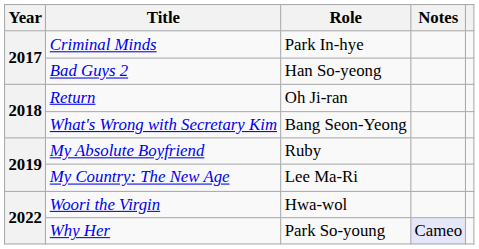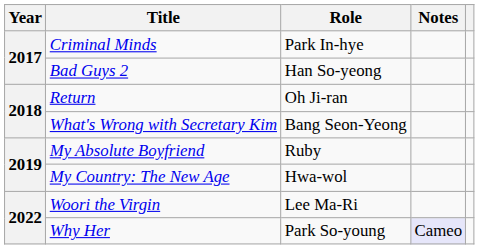(321, 177) Lee Ma-Ri -> (316, 177) Hwa-wol
(316, 204) Hwa-wol -> (321, 204) Lee Ma-Ri
